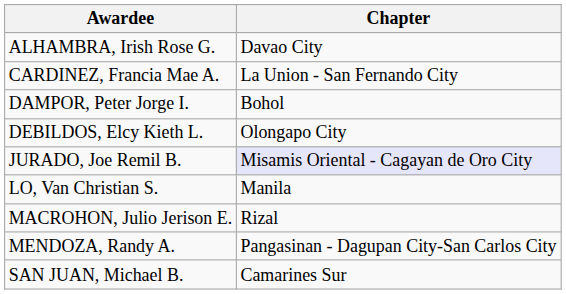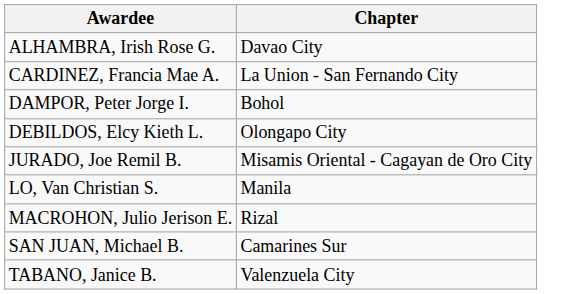(386, 160) lavender background -> (386, 160) no background
- row: (92, 246)
+ row: (83, 274)
